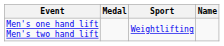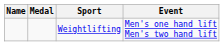columns swapped: (207, 11) <-> (52, 11)
